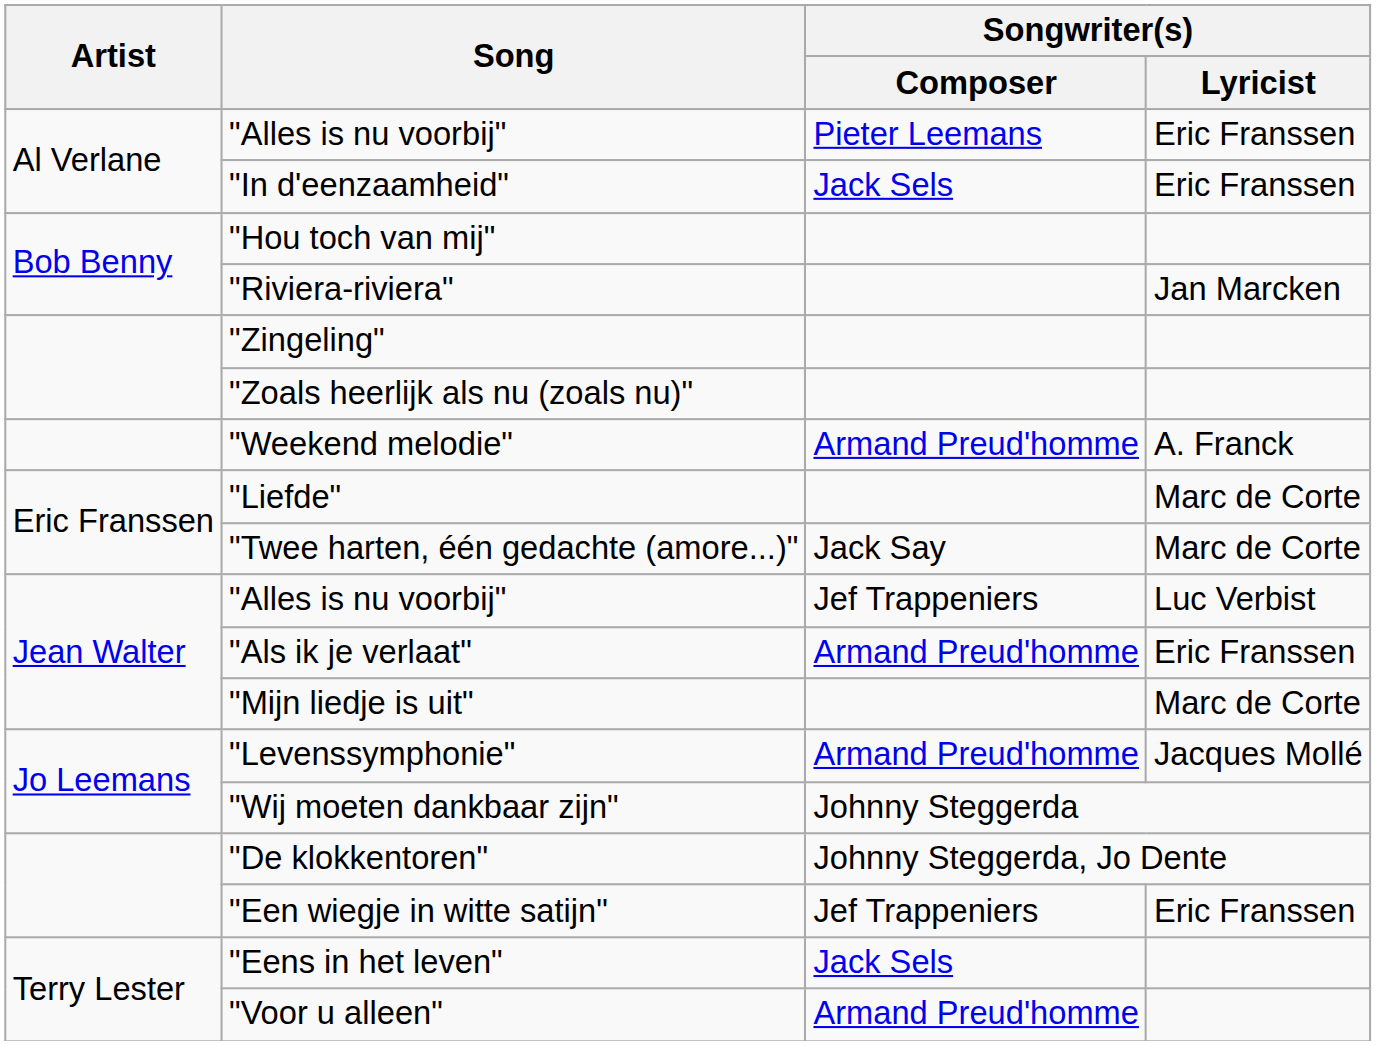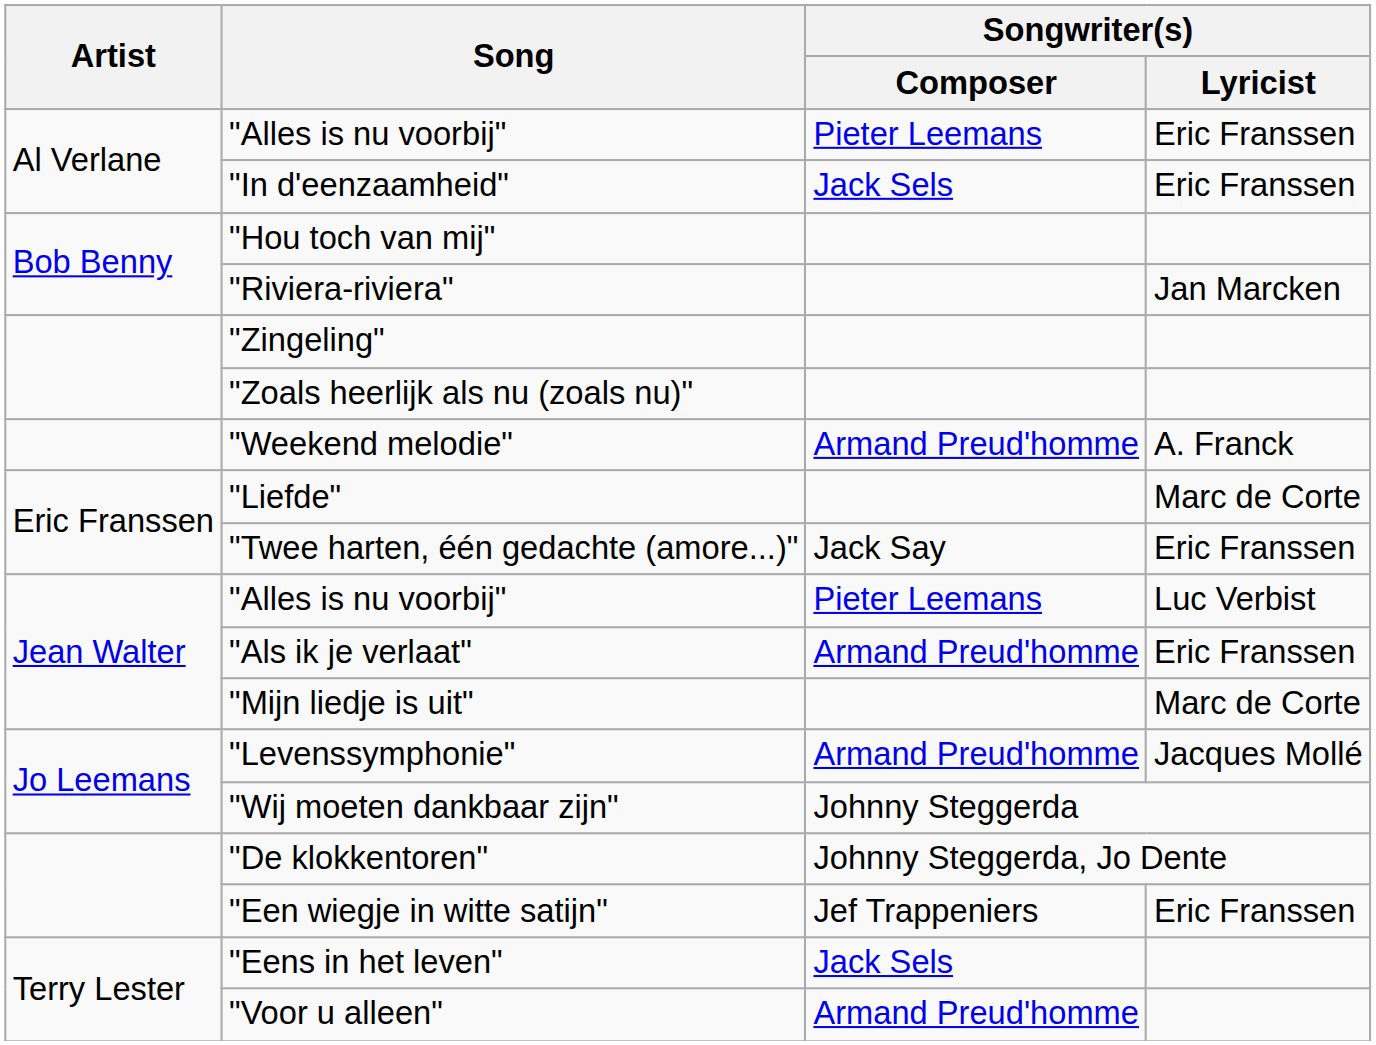(1257, 548) Marc de Corte -> (1255, 548) Eric Franssen
(926, 599) Jef Trappeniers -> (928, 599) Pieter Leemans
